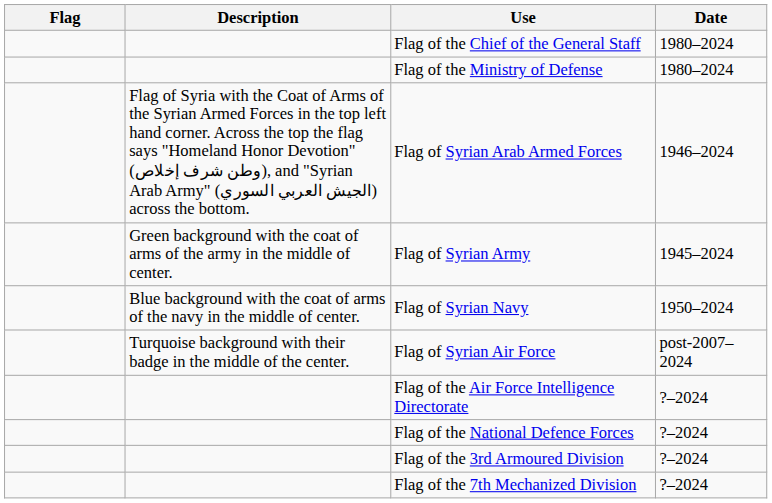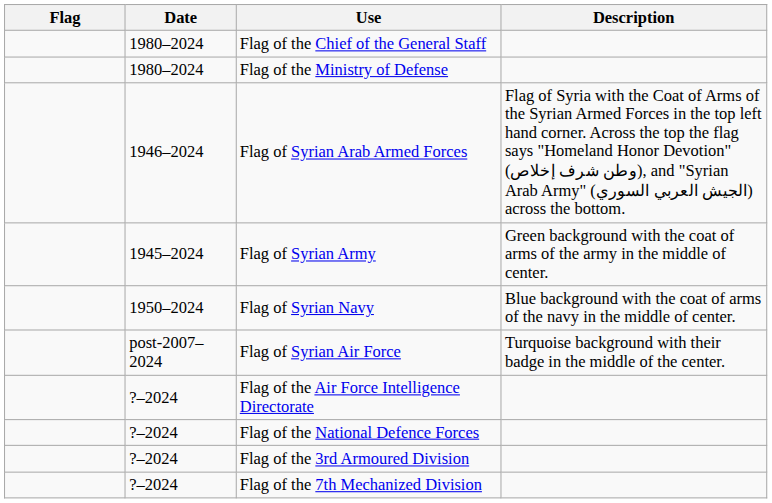columns swapped: (711, 17) <-> (258, 17)
